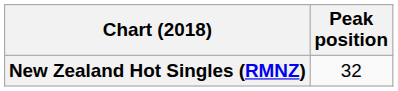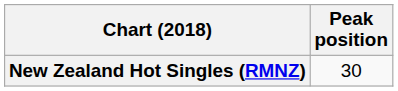(351, 70) 32 -> (351, 70) 30
